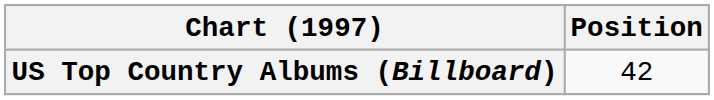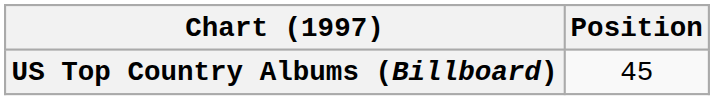(637, 72) 42 -> (637, 72) 45
